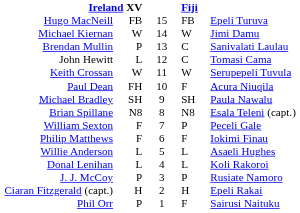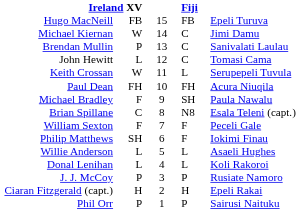(186, 33) W -> (185, 33) C
(186, 73) W -> (185, 73) L
(184, 86) F -> (188, 86) FH
(135, 99) SH -> (139, 99) F
(135, 112) N8 -> (139, 112) C
(184, 125) P -> (184, 125) F
(139, 138) F -> (135, 138) SH
(184, 204) F -> (184, 204) P
